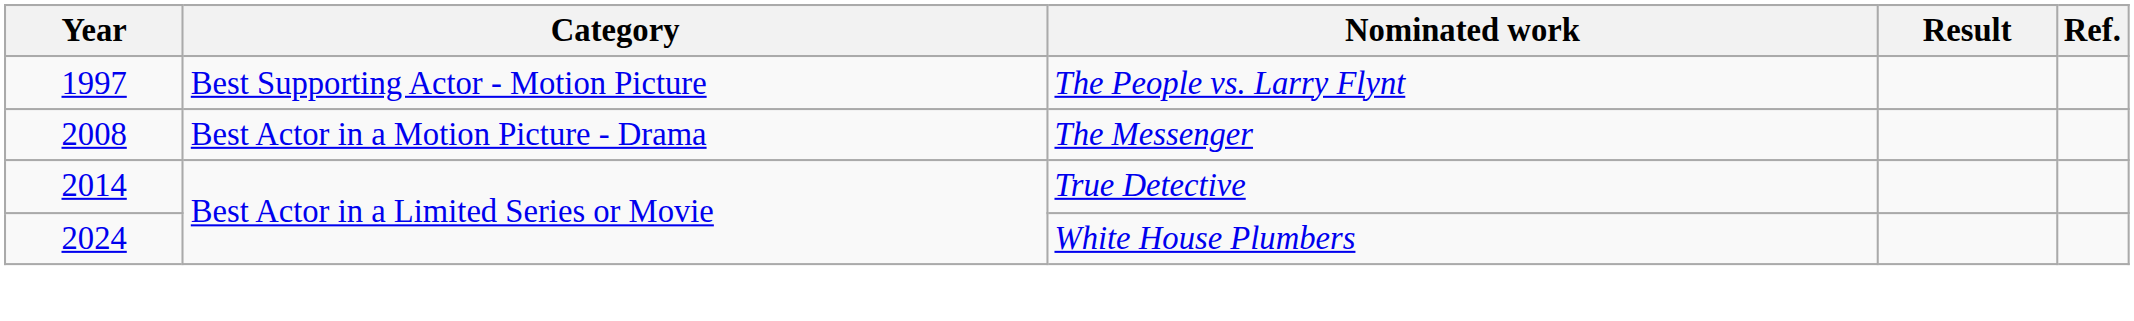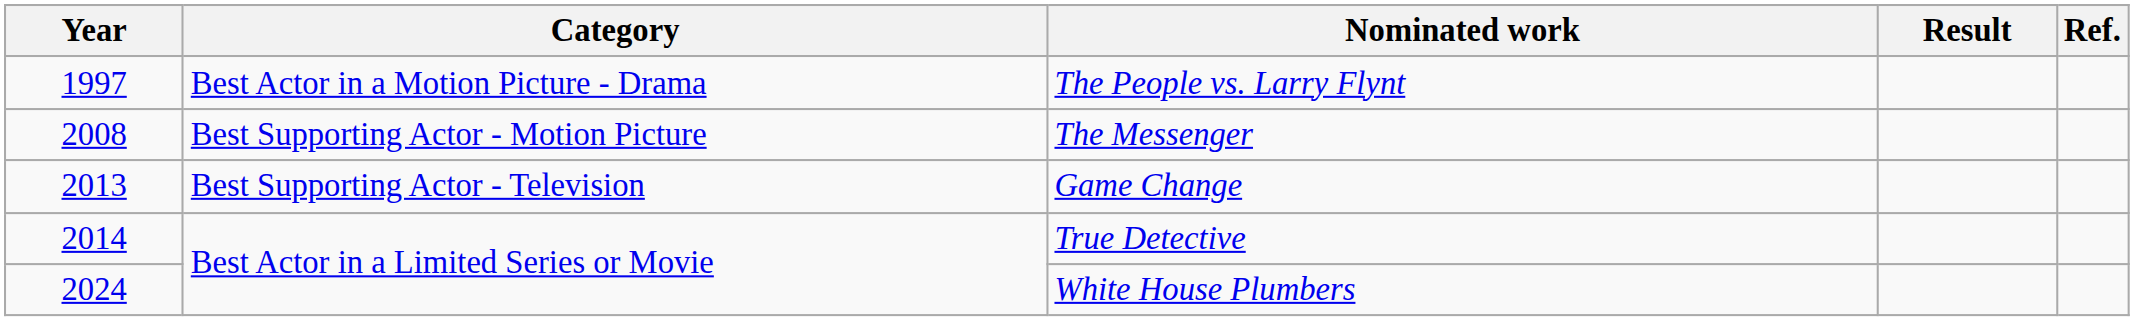(449, 82) Best Supporting Actor - Motion Picture -> (449, 82) Best Actor in a Motion Picture - Drama
(449, 133) Best Actor in a Motion Picture - Drama -> (449, 133) Best Supporting Actor - Motion Picture
+ row: (1148, 185)
